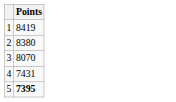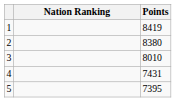+ column: (77, 12)
(26, 58) 8070 -> (152, 58) 8010
(26, 89) bold -> (152, 89) normal
